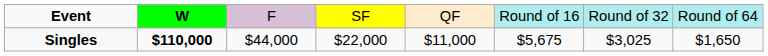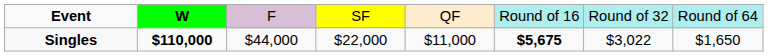(539, 40) normal -> (539, 40) bold
(629, 40) $3,025 -> (629, 40) $3,022
